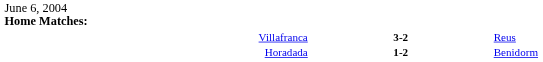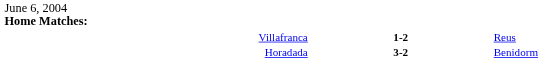(401, 37) 3-2 -> (401, 37) 1-2
(401, 52) 1-2 -> (401, 52) 3-2
